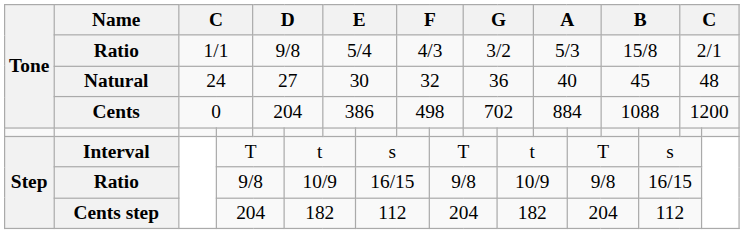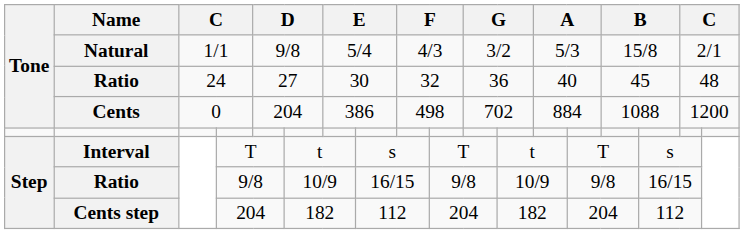(116, 50) Ratio -> (116, 50) Natural
(116, 81) Natural -> (116, 81) Ratio
